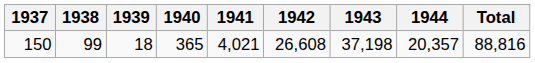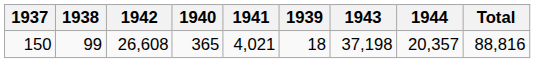columns swapped: (131, 17) <-> (297, 17)
